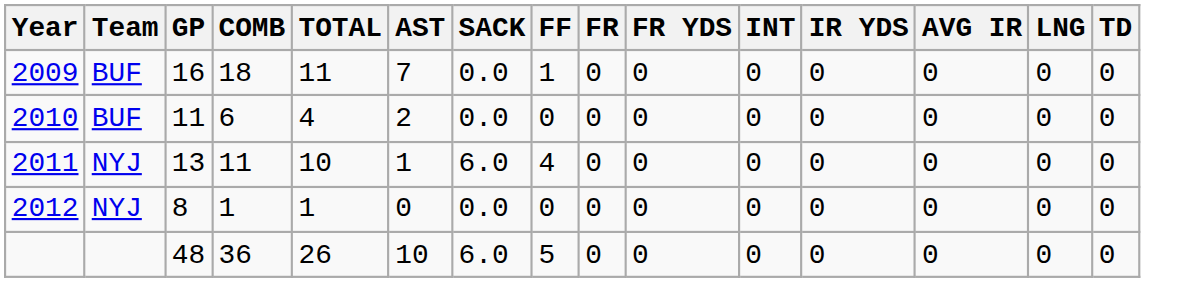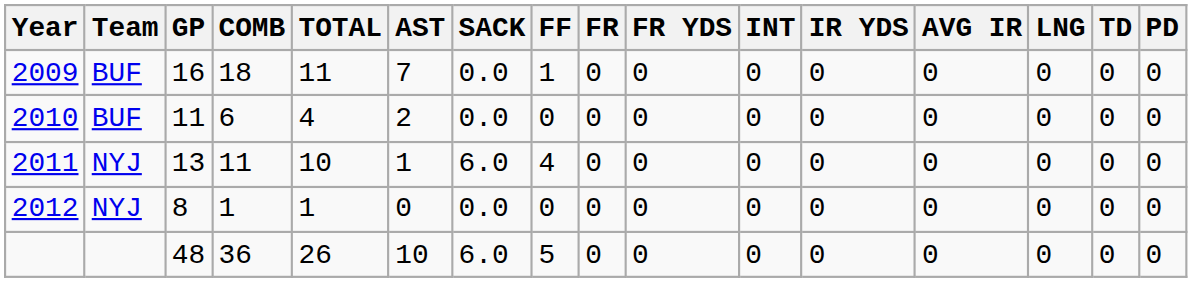+ column: (1162, 28)
